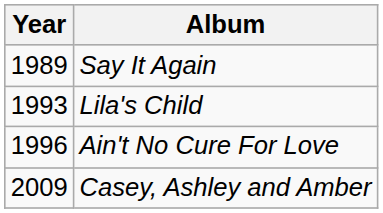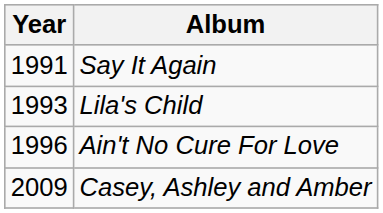(39, 65) 1989 -> (39, 65) 1991
